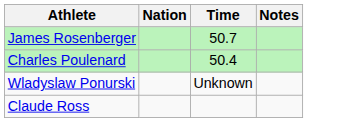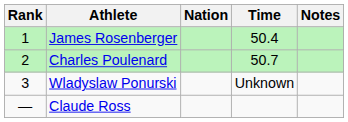+ column: (25, 15)
(223, 38) 50.7 -> (264, 38) 50.4
(223, 60) 50.4 -> (264, 60) 50.7
